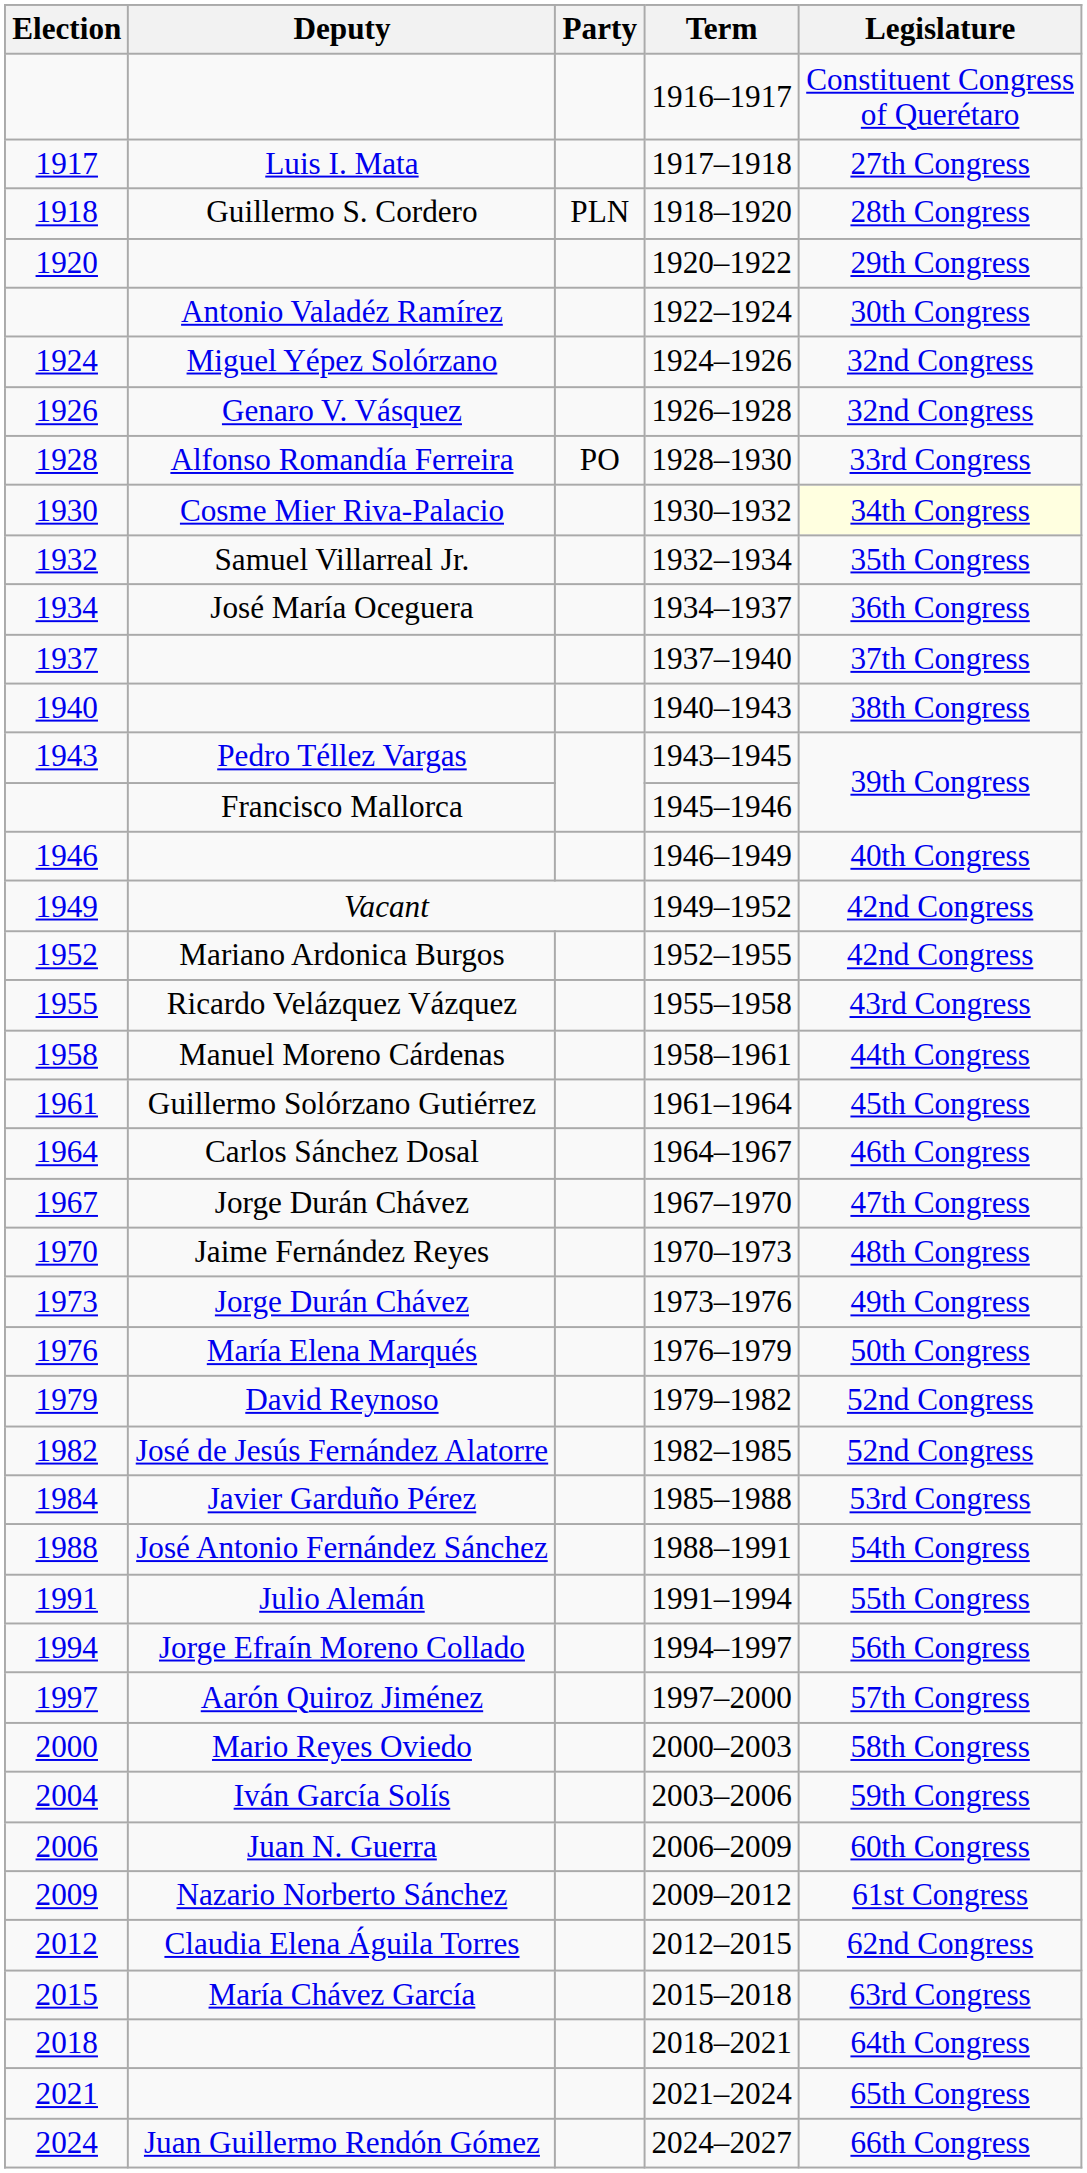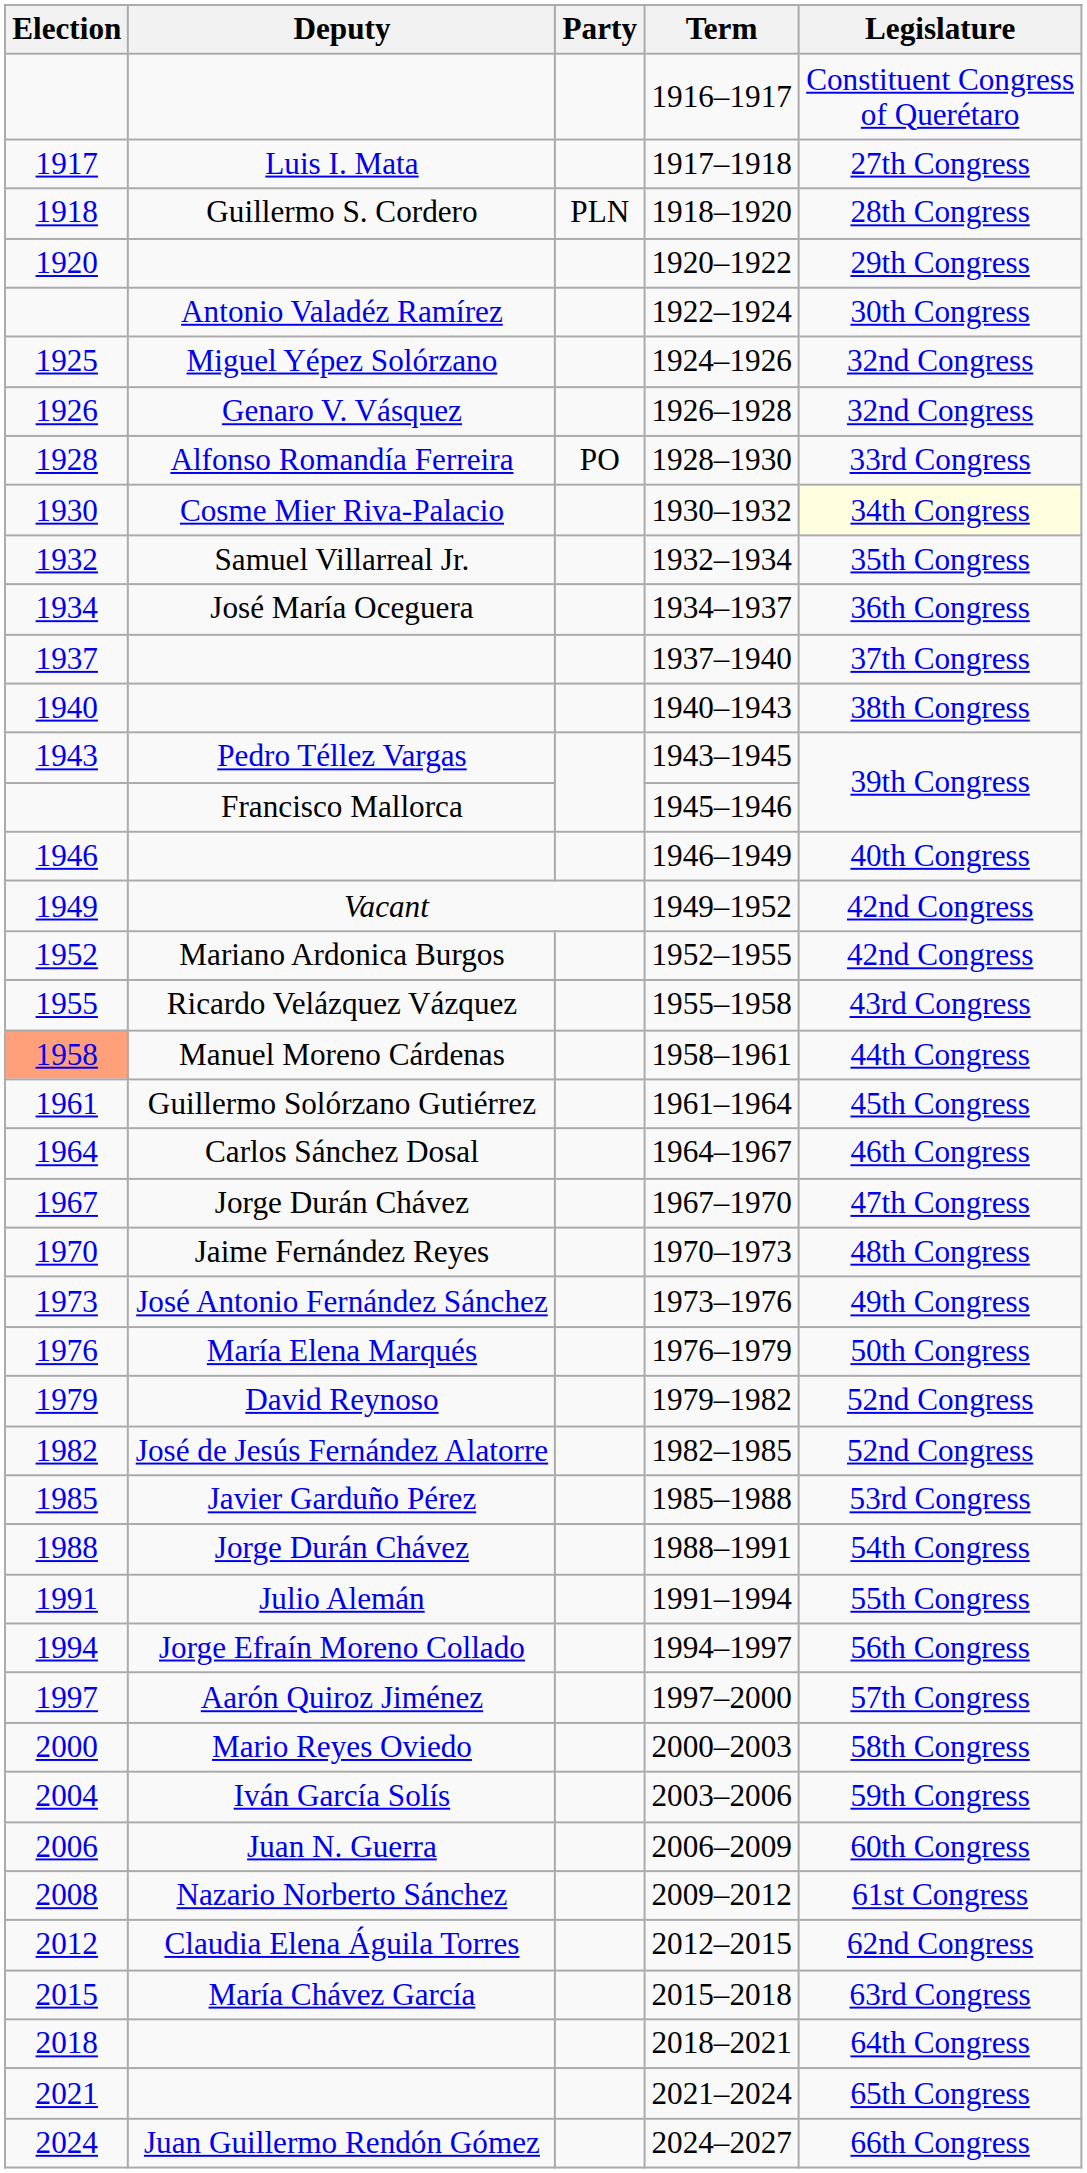(67, 361) 1924 -> (67, 361) 1925
(67, 1053) no background -> (67, 1053) lightsalmon background
(342, 1301) Jorge Durán Chávez -> (342, 1301) José Antonio Fernández Sánchez
(67, 1499) 1984 -> (67, 1499) 1985
(342, 1548) José Antonio Fernández Sánchez -> (342, 1548) Jorge Durán Chávez
(67, 1895) 2009 -> (67, 1895) 2008
